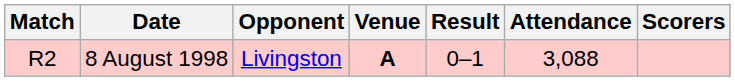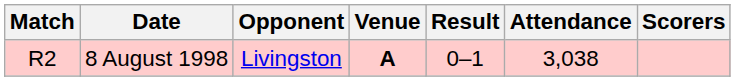(571, 57) 3,088 -> (571, 57) 3,038
